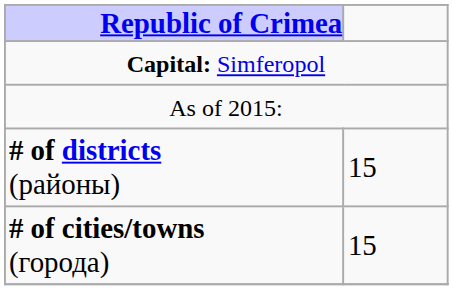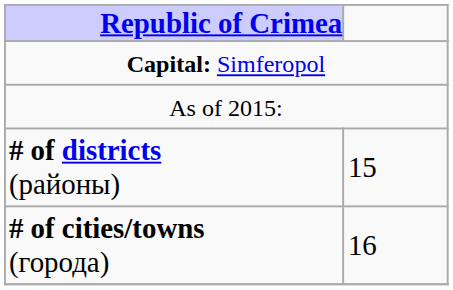(362, 244) 15 -> (362, 244) 16
